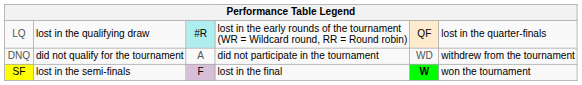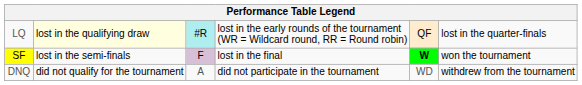(93, 35) no background -> (93, 35) lightyellow background
rows swapped: (19, 73) <-> (19, 57)
